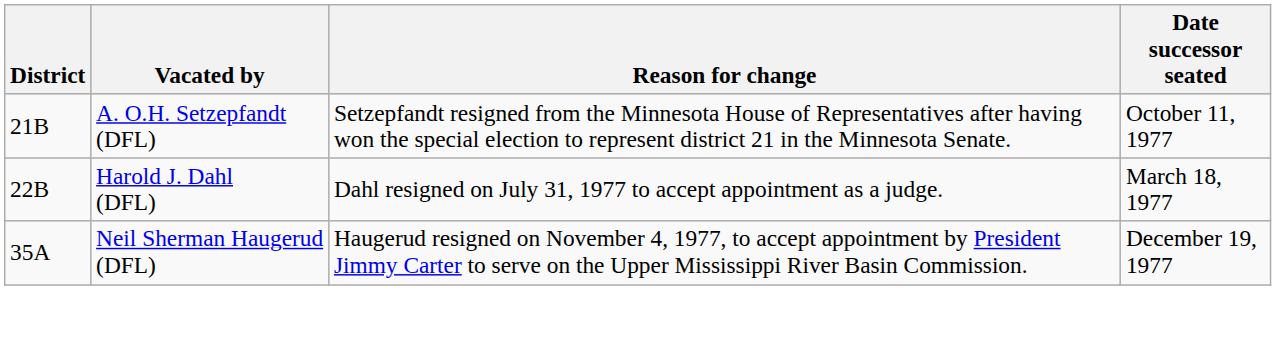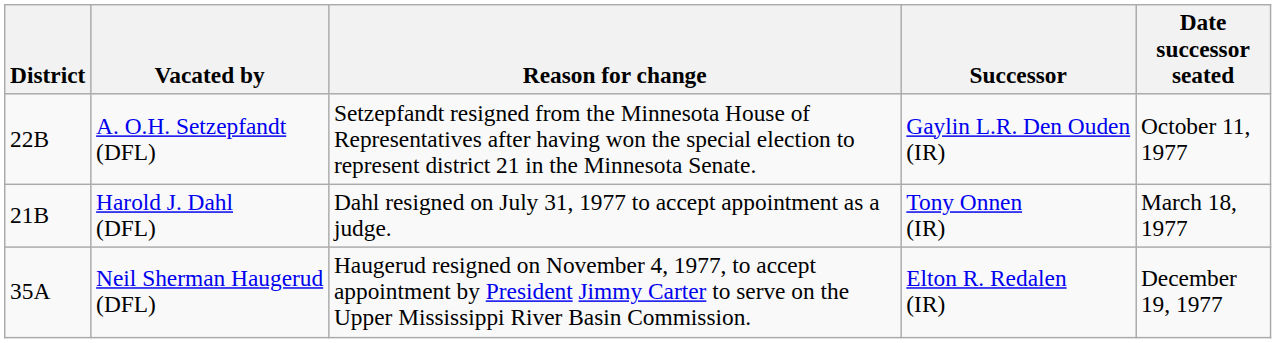+ column: (1018, 75)
(30, 125) 21B -> (30, 138) 22B
(30, 189) 22B -> (30, 215) 21B
